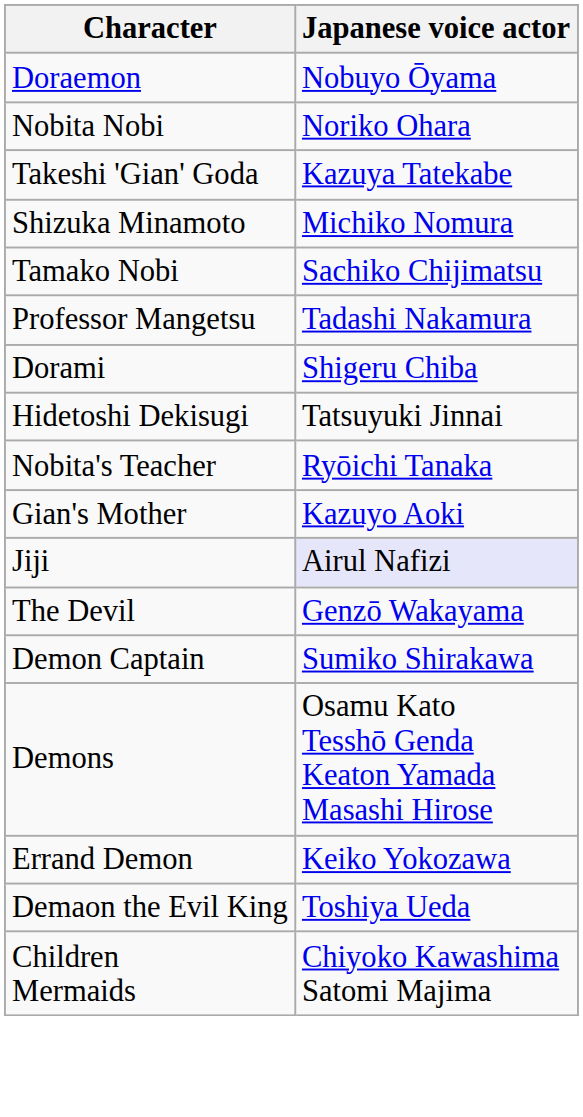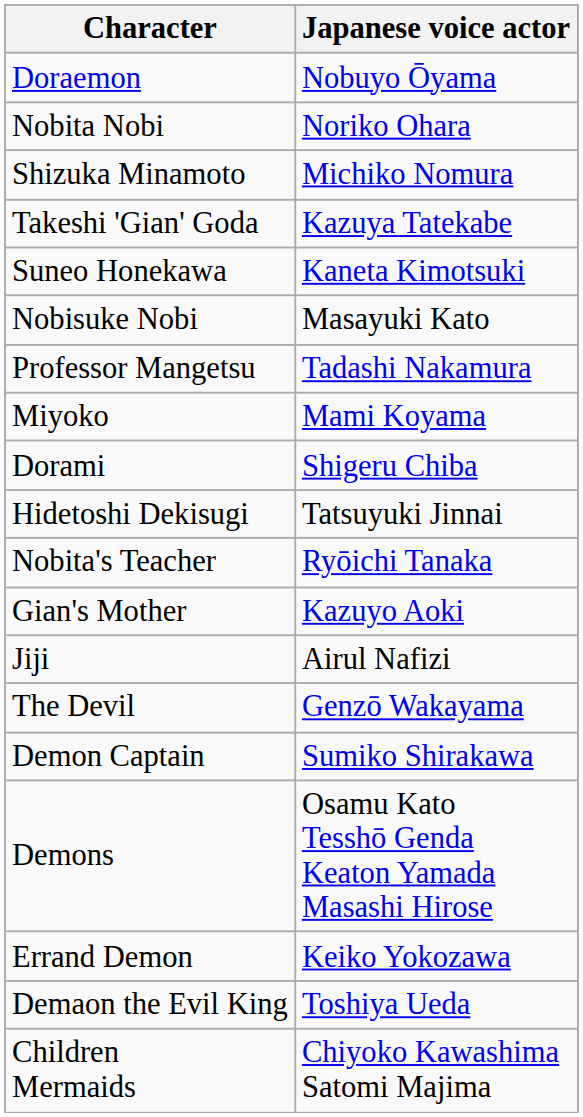rows swapped: (135, 174) <-> (129, 222)
+ row: (119, 271)
+ row: (105, 319)
- row: (95, 271)
+ row: (60, 416)
(376, 561) lavender background -> (376, 658) no background
